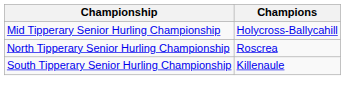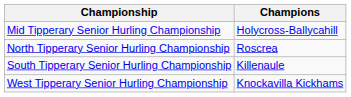+ row: (117, 83)
